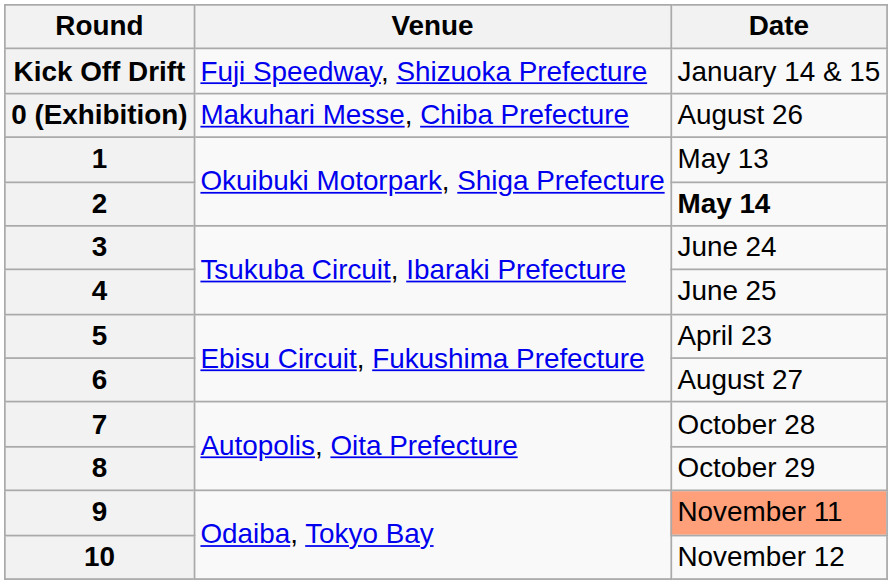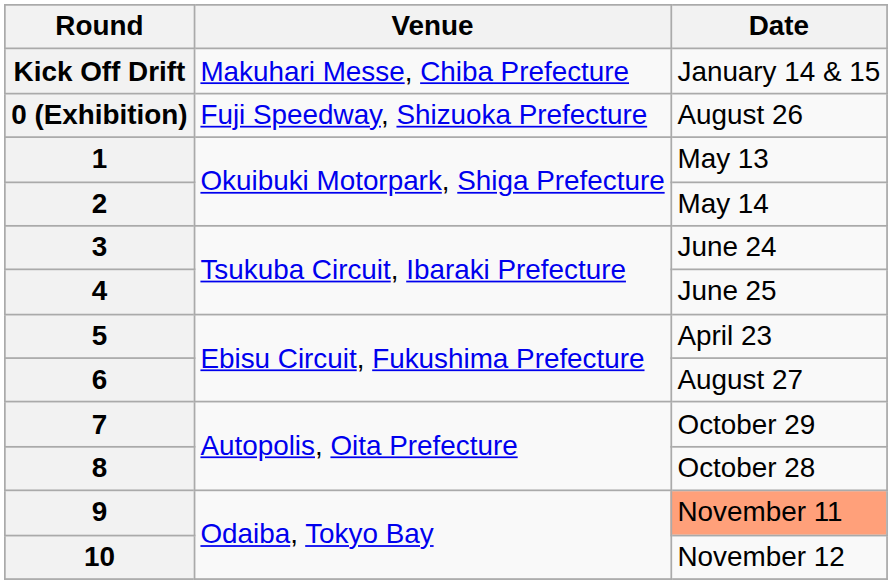(424, 70) Fuji Speedway, Shizuoka Prefecture -> (415, 70) Makuhari Messe, Chiba Prefecture
(415, 114) Makuhari Messe, Chiba Prefecture -> (424, 114) Fuji Speedway, Shizuoka Prefecture
(724, 203) bold -> (723, 203) normal
(746, 423) October 28 -> (746, 423) October 29
(746, 468) October 29 -> (746, 468) October 28
